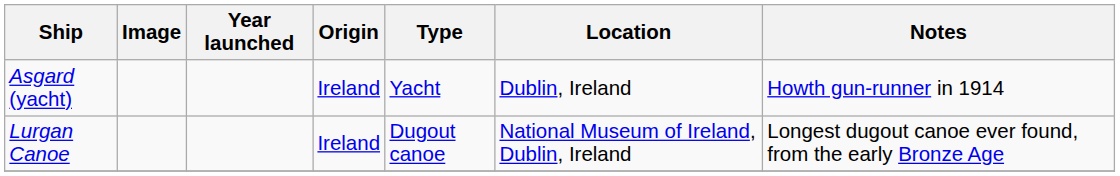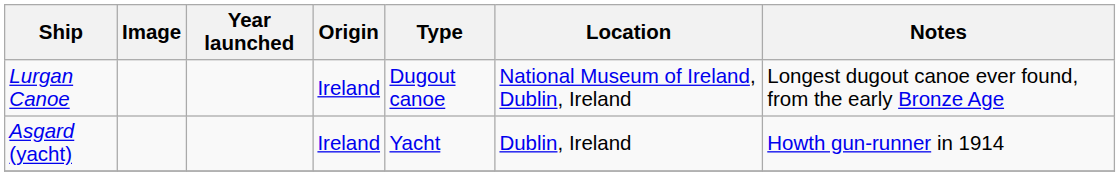rows swapped: (41, 143) <-> (42, 87)
